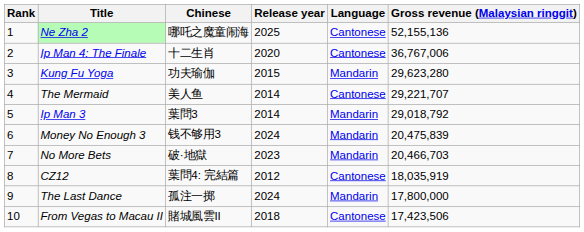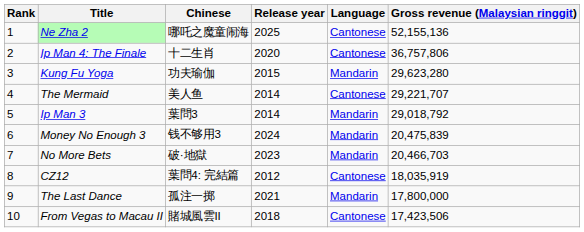(420, 53) 36,767,006 -> (420, 53) 36,757,806
(267, 196) 2024 -> (267, 196) 2021
